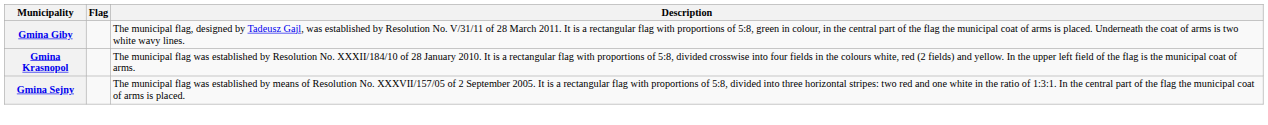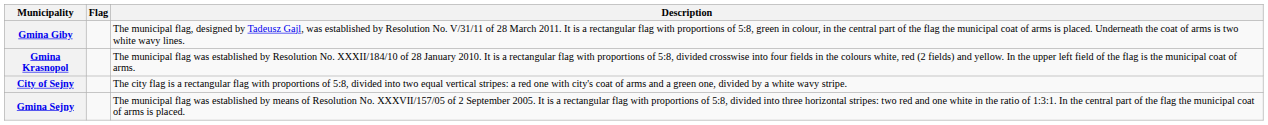+ row: (45, 84)
